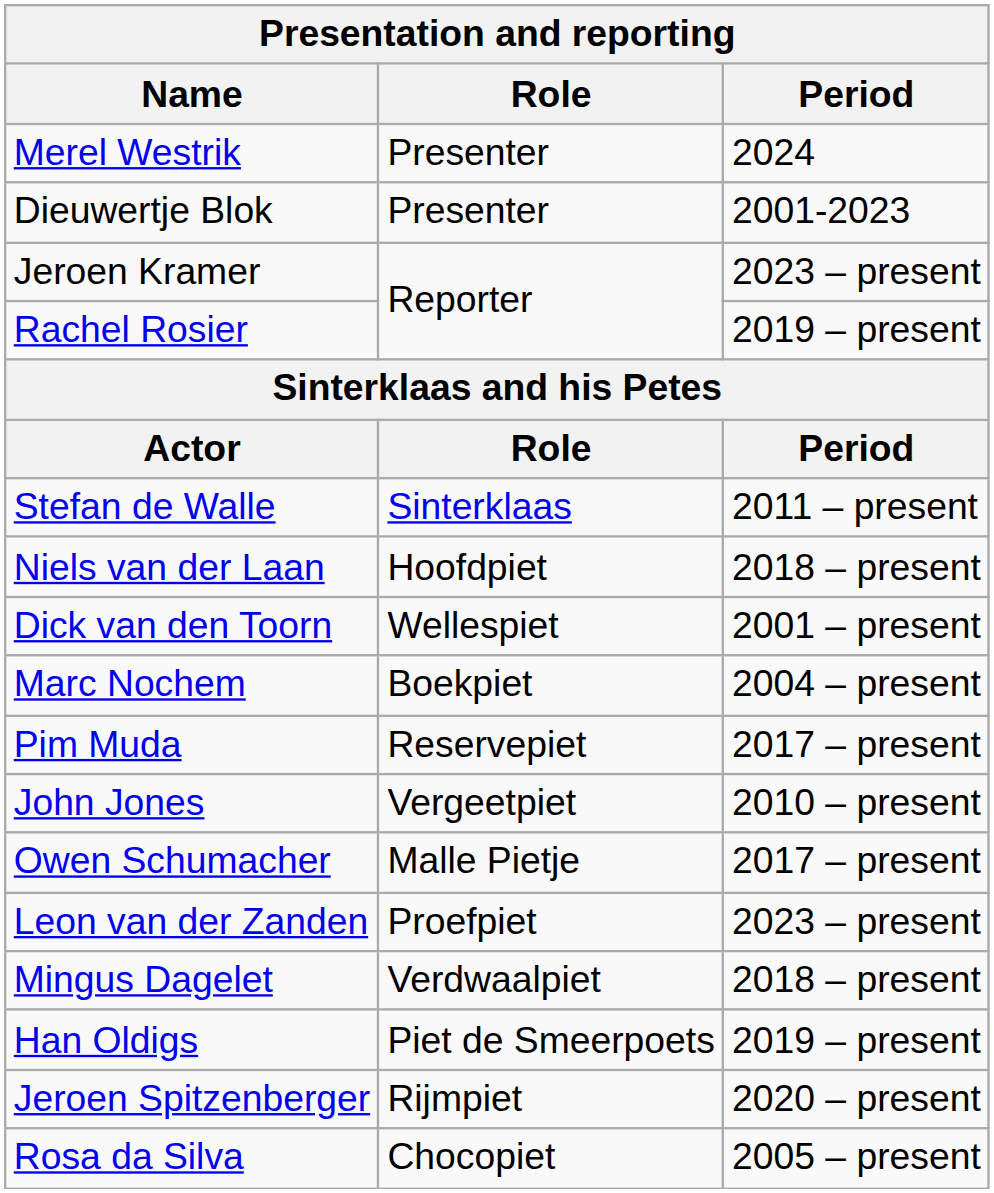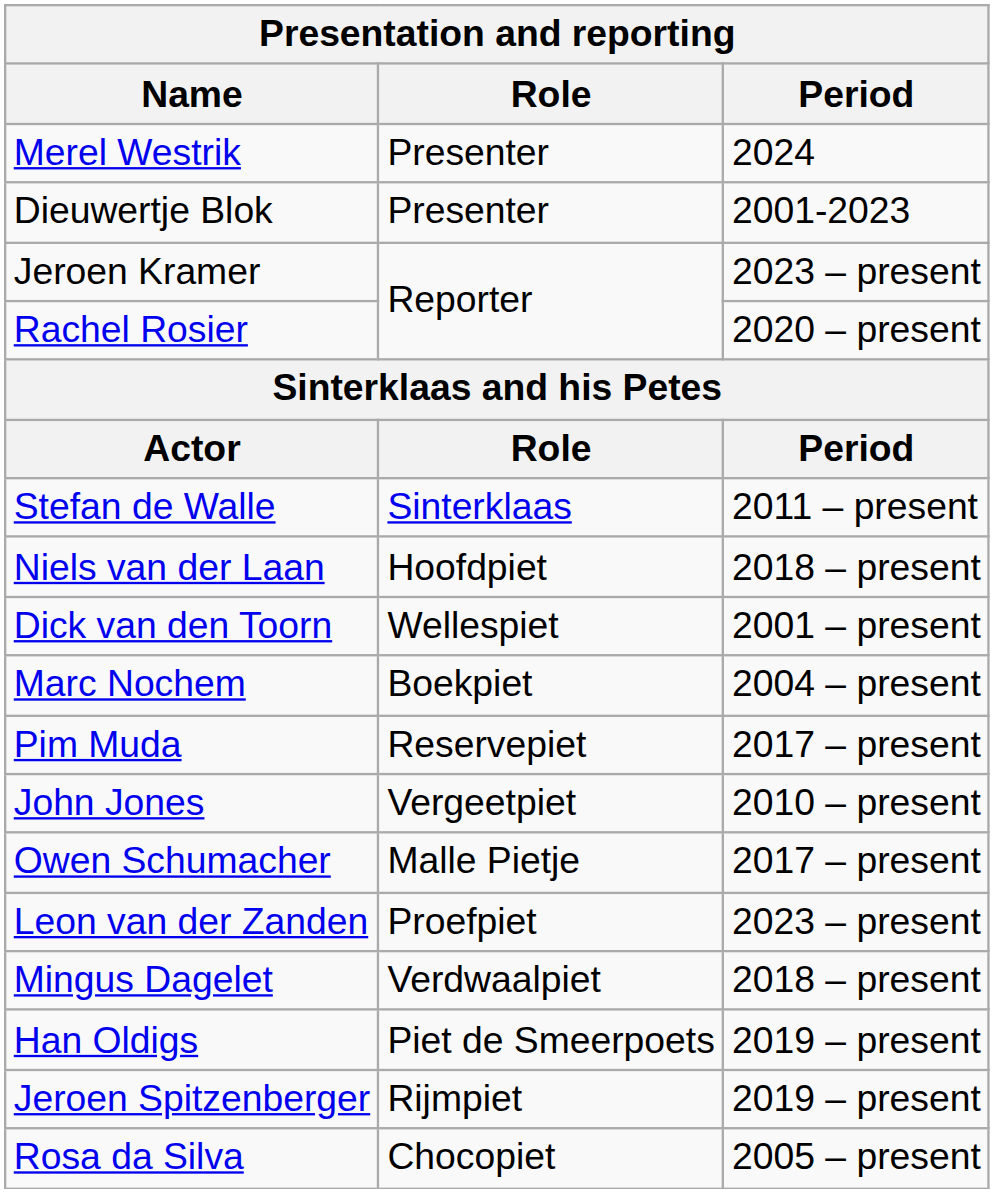(856, 329) 2019 – present -> (856, 329) 2020 – present
(856, 1098) 2020 – present -> (856, 1098) 2019 – present
